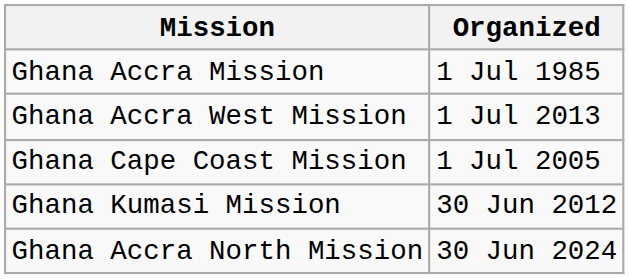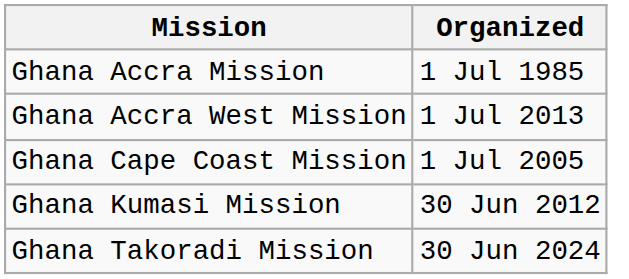- row: (217, 251)
+ row: (193, 251)
